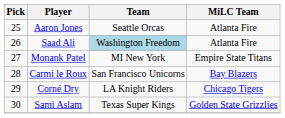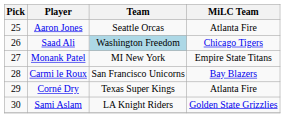(233, 43) Atlanta Fire -> (233, 43) Chicago Tigers
(138, 89) LA Knight Riders -> (138, 89) Texas Super Kings
(233, 89) Chicago Tigers -> (233, 89) Atlanta Fire
(138, 105) Texas Super Kings -> (138, 105) LA Knight Riders
